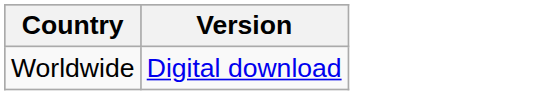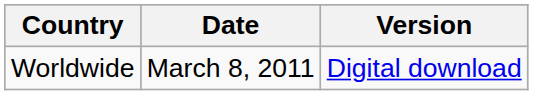+ column: (231, 25)
